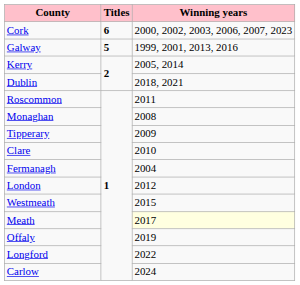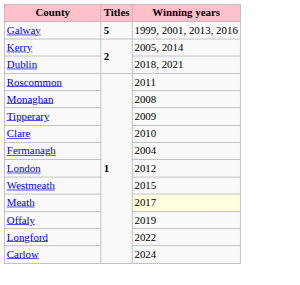- row: (18, 30)
